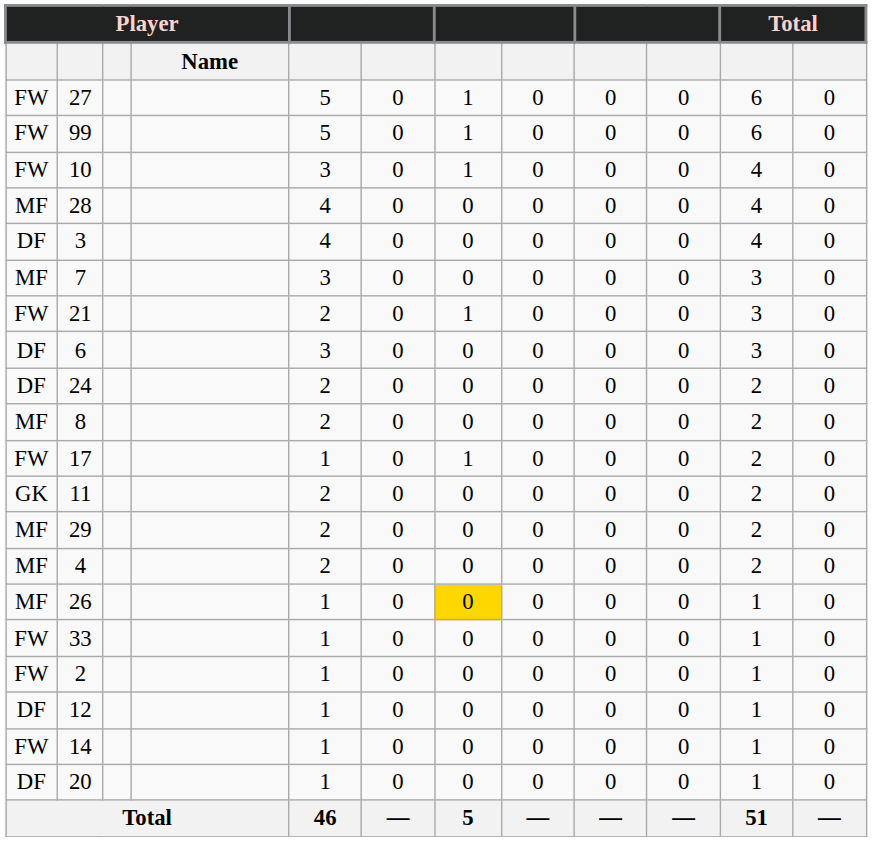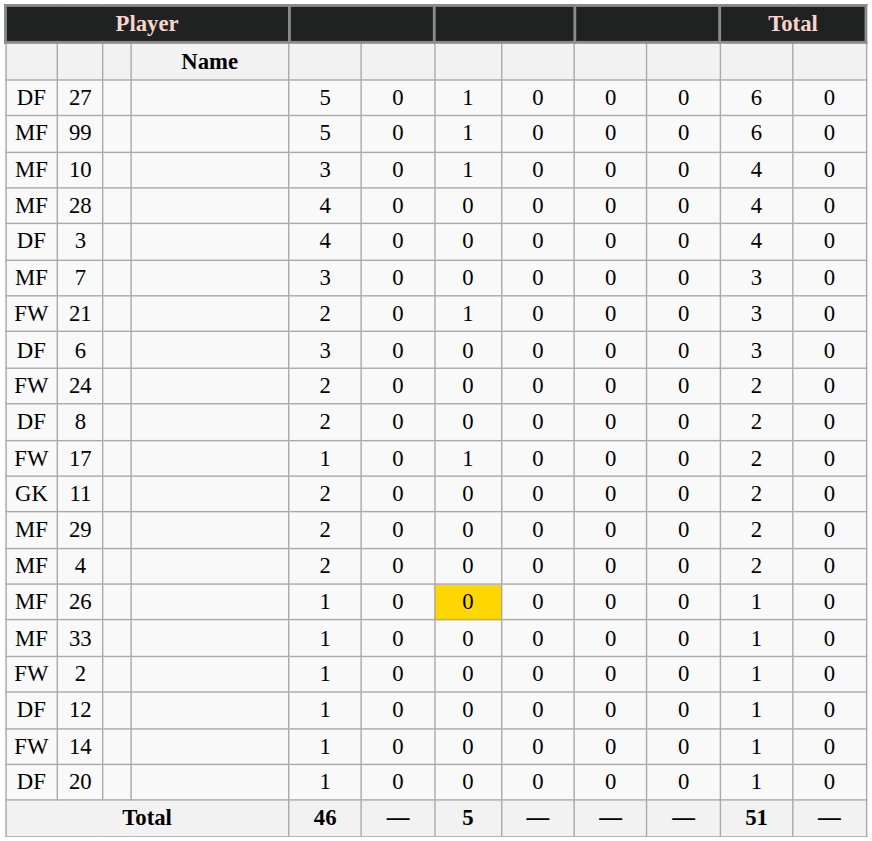(31, 97) FW -> (31, 97) DF
(31, 133) FW -> (31, 133) MF
(31, 169) FW -> (31, 169) MF
(31, 385) DF -> (31, 385) FW
(31, 421) MF -> (31, 421) DF
(31, 637) FW -> (31, 637) MF
